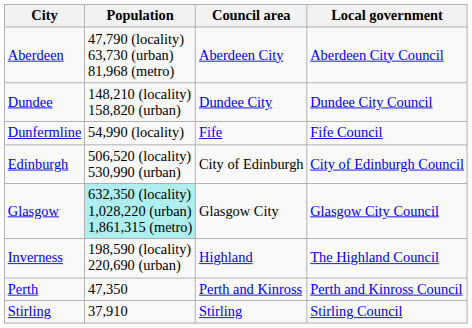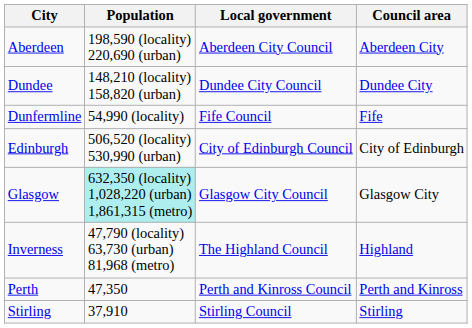columns swapped: (251, 15) <-> (387, 15)
(136, 54) 47,790 (locality) 63,730 (urban) 81,968 (metro) -> (140, 46) 198,590 (locality) 220,690 (urban)
(140, 258) 198,590 (locality) 220,690 (urban) -> (136, 250) 47,790 (locality) 63,730 (urban) 81,968 (metro)
